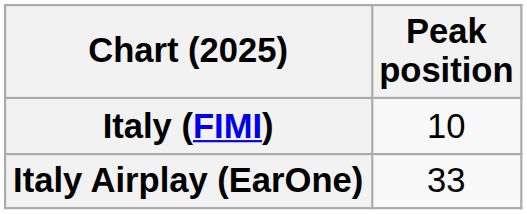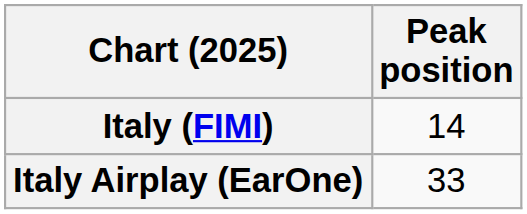(446, 125) 10 -> (446, 125) 14
